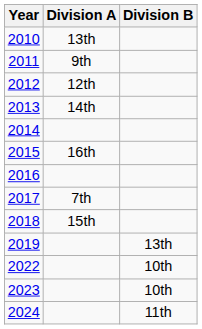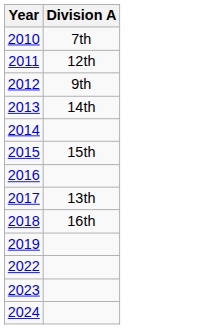- column: (158, 15)
(81, 38) 13th -> (81, 38) 7th
(81, 61) 9th -> (81, 61) 12th
(81, 84) 12th -> (81, 84) 9th
(81, 152) 16th -> (81, 152) 15th
(81, 198) 7th -> (81, 198) 13th
(81, 221) 15th -> (81, 221) 16th
